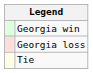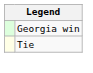- row: (51, 44)
